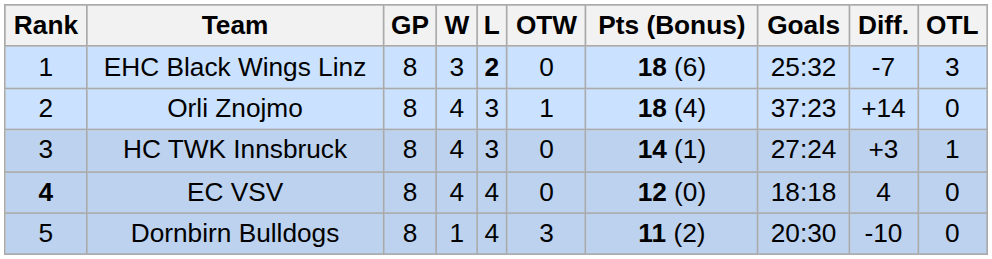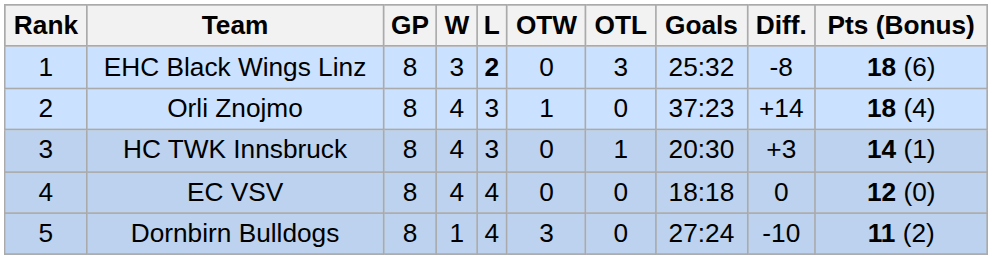columns swapped: (952, 25) <-> (672, 25)
(883, 66) -7 -> (781, 66) -8
(804, 150) 27:24 -> (701, 150) 20:30
(46, 191) bold -> (46, 191) normal
(883, 191) 4 -> (781, 191) 0
(804, 233) 20:30 -> (701, 233) 27:24
